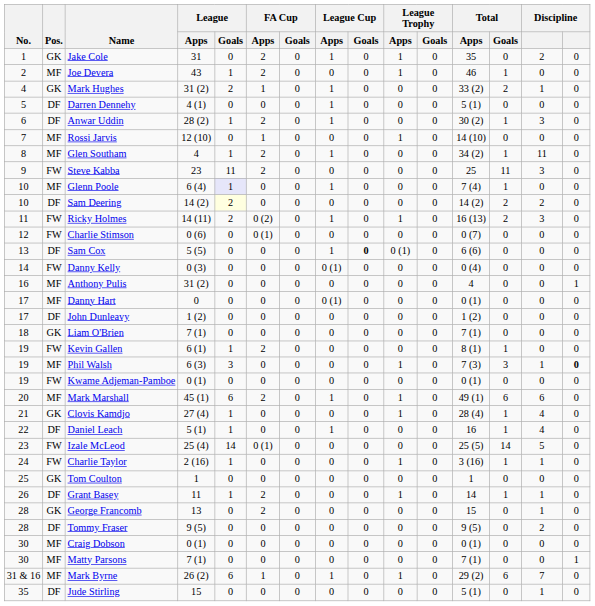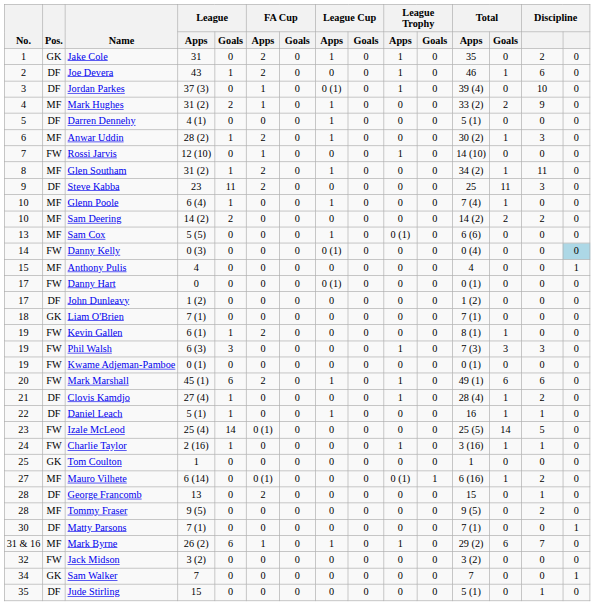(54, 72) MF -> (54, 72) DF
(542, 72) 0 -> (542, 72) 6
+ row: (96, 89)
(54, 89) GK -> (54, 105) MF
(542, 89) 1 -> (542, 105) 9
(54, 121) DF -> (54, 137) MF
(54, 137) MF -> (54, 154) FW
(196, 154) 4 -> (196, 170) 31 (2)
(54, 170) FW -> (54, 186) DF
(231, 186) lavender background -> (231, 202) no background
(54, 202) DF -> (54, 219) MF
(231, 202) lightyellow background -> (231, 219) no background
- row: (97, 219)
- row: (101, 235)
(54, 251) DF -> (54, 235) MF
(366, 251) bold -> (366, 235) normal
(576, 267) no background -> (576, 251) lightblue background
(23, 283) 16 -> (23, 267) 15
(196, 283) 31 (2) -> (196, 267) 4
(54, 300) MF -> (54, 283) FW
(54, 365) MF -> (54, 348) FW
(542, 365) 1 -> (542, 348) 3
(576, 365) bold -> (576, 348) normal
(54, 397) MF -> (54, 381) FW
(54, 413) GK -> (54, 397) DF
(542, 413) 4 -> (542, 397) 2
(542, 430) 4 -> (542, 413) 1
- row: (93, 495)
+ row: (97, 478)
(54, 511) GK -> (54, 495) DF
(54, 527) DF -> (54, 511) MF
- row: (96, 543)
(54, 560) MF -> (54, 527) DF
+ row: (94, 560)
+ row: (93, 576)
